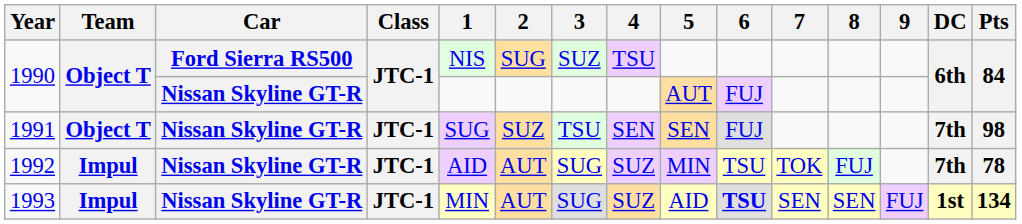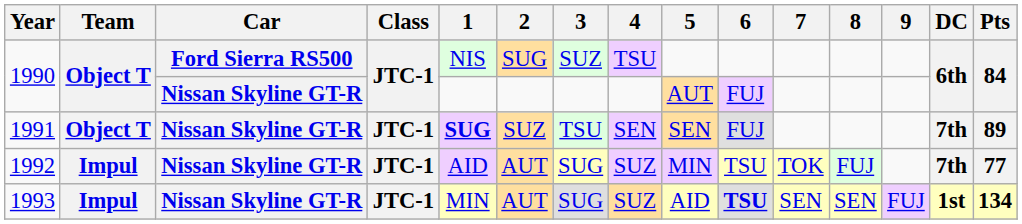(467, 129) normal -> (468, 129) bold
(994, 129) 98 -> (995, 129) 89
(994, 165) 78 -> (995, 165) 77
